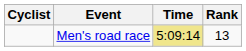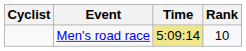(222, 35) 13 -> (222, 35) 10
